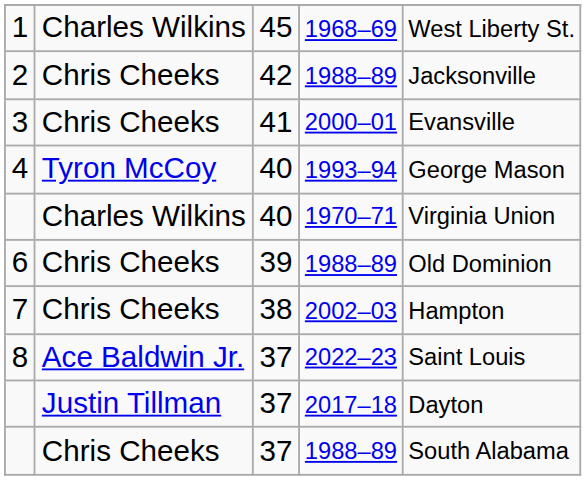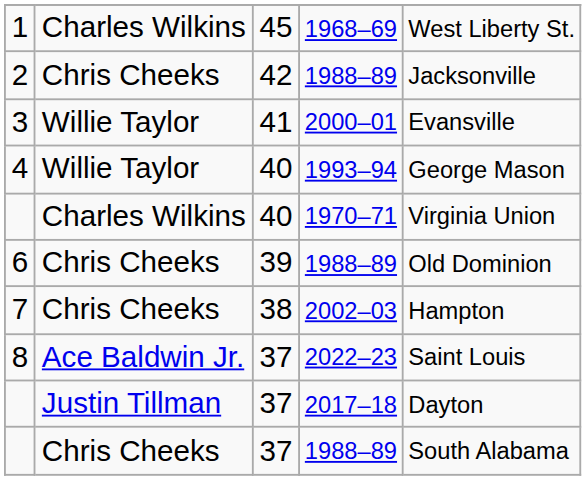(131, 121) Chris Cheeks -> (121, 121) Willie Taylor
(129, 168) Tyron McCoy -> (121, 168) Willie Taylor
